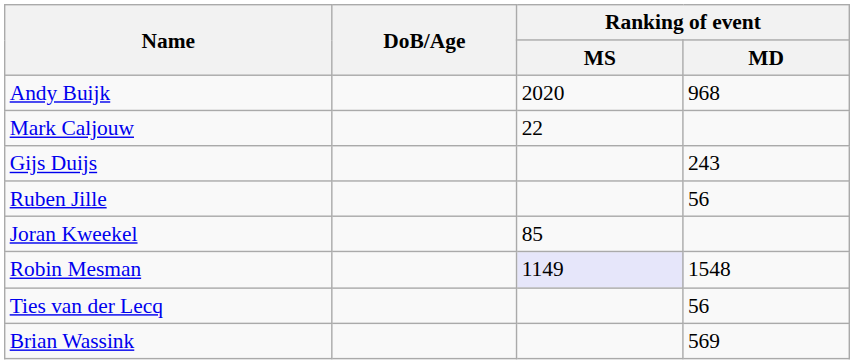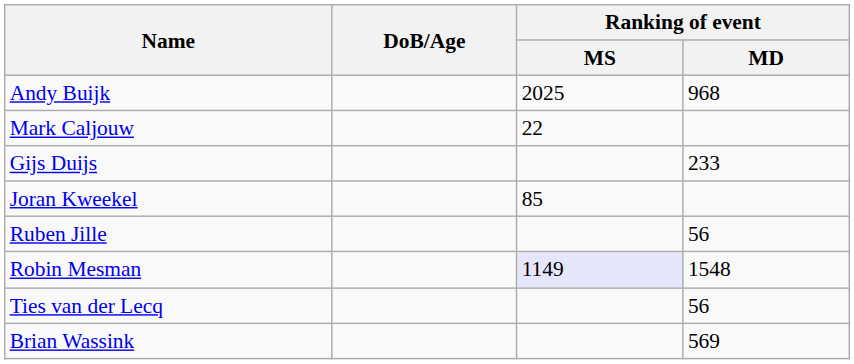(543, 93) 2020 -> (543, 93) 2025
(704, 163) 243 -> (704, 163) 233
rows swapped: (58, 199) <-> (74, 234)
